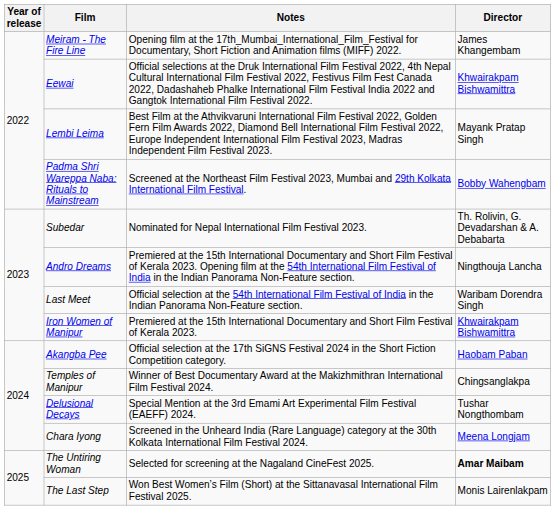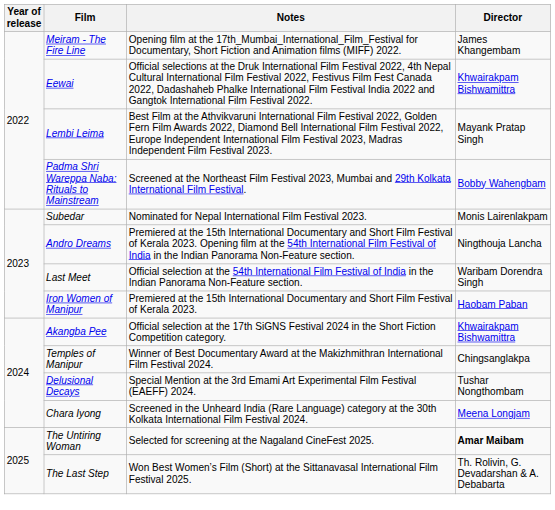(498, 228) Th. Rolivin, G. Devadarshan & A. Debabarta -> (503, 217) Monis Lairenlakpam
(488, 327) Khwairakpam Bishwamittra -> (493, 304) Haobam Paban
(493, 354) Haobam Paban -> (488, 332) Khwairakpam Bishwamittra
(503, 491) Monis Lairenlakpam -> (498, 474) Th. Rolivin, G. Devadarshan & A. Debabarta
